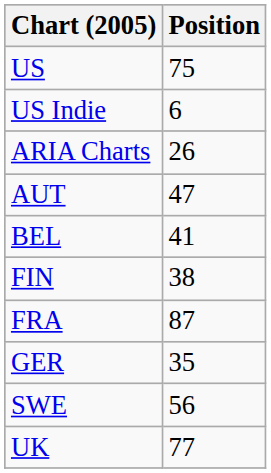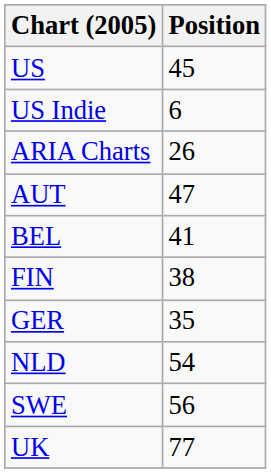(182, 67) 75 -> (182, 67) 45
- row: (37, 320)
+ row: (38, 362)
